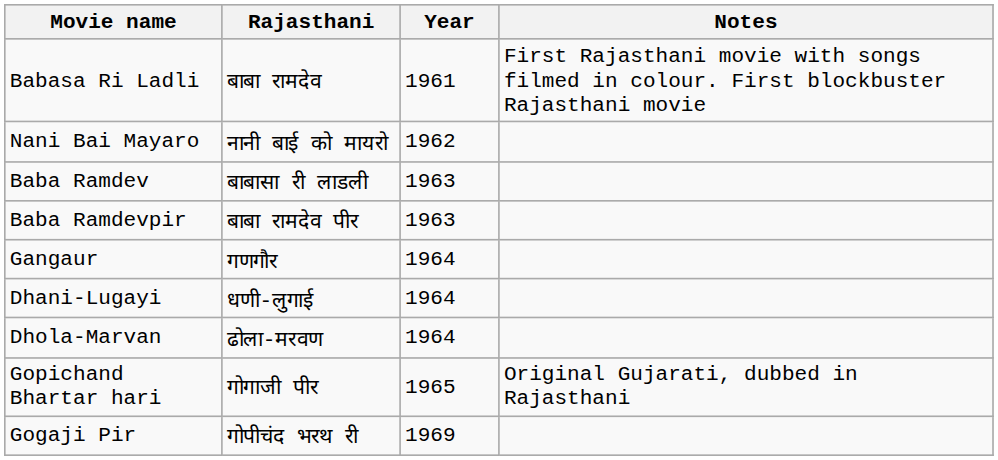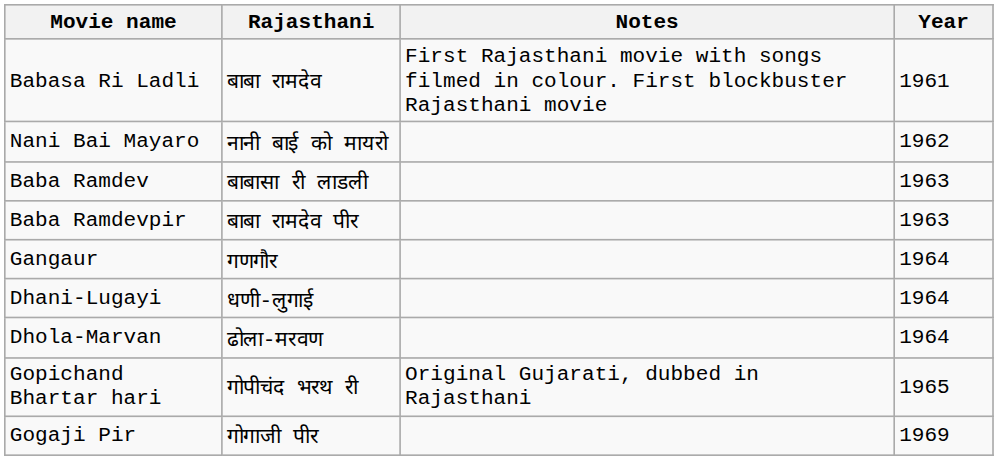columns swapped: (449, 22) <-> (746, 22)
(272, 389) गोगाजी पीर -> (292, 389) गोपीचंद भरथ री
(292, 438) गोपीचंद भरथ री -> (272, 438) गोगाजी पीर
